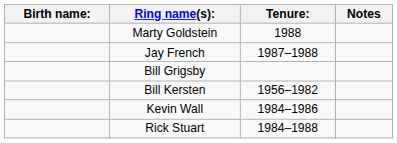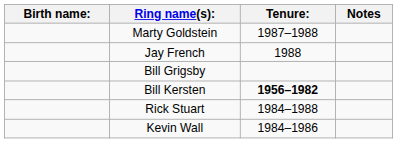(288, 33) 1988 -> (288, 33) 1987–1988
(288, 52) 1987–1988 -> (288, 52) 1988
(288, 90) normal -> (288, 90) bold
rows swapped: (175, 128) <-> (175, 109)
